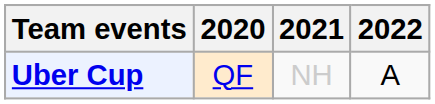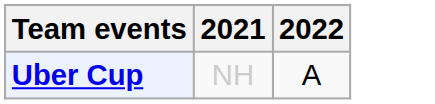- column: (233, 28)
